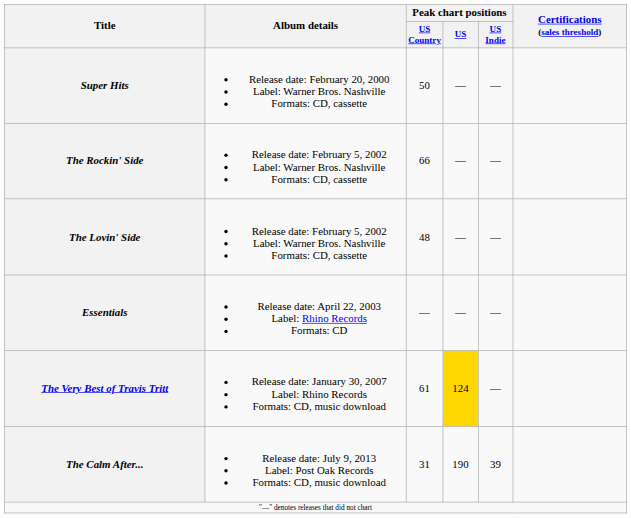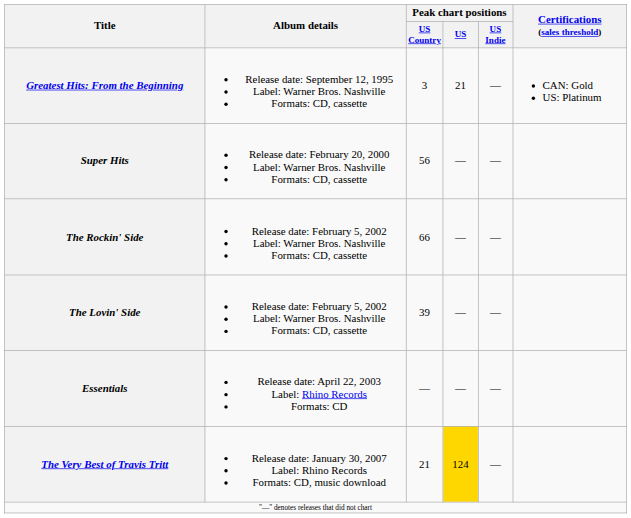+ row: (105, 85)
(425, 85) 50 -> (425, 161) 56
(425, 237) 48 -> (425, 312) 39
(425, 388) 61 -> (425, 464) 21
- row: (105, 464)
